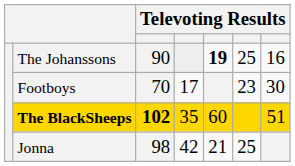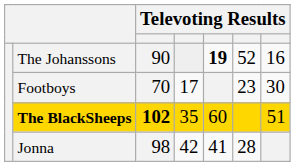(247, 57) 25 -> (247, 57) 52
(218, 146) 21 -> (218, 146) 41
(247, 146) 25 -> (247, 146) 28
